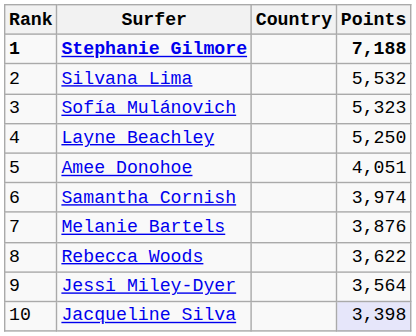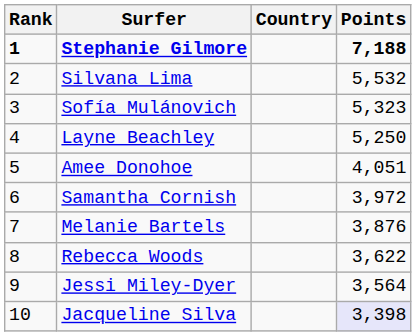(379, 198) 3,974 -> (379, 198) 3,972
